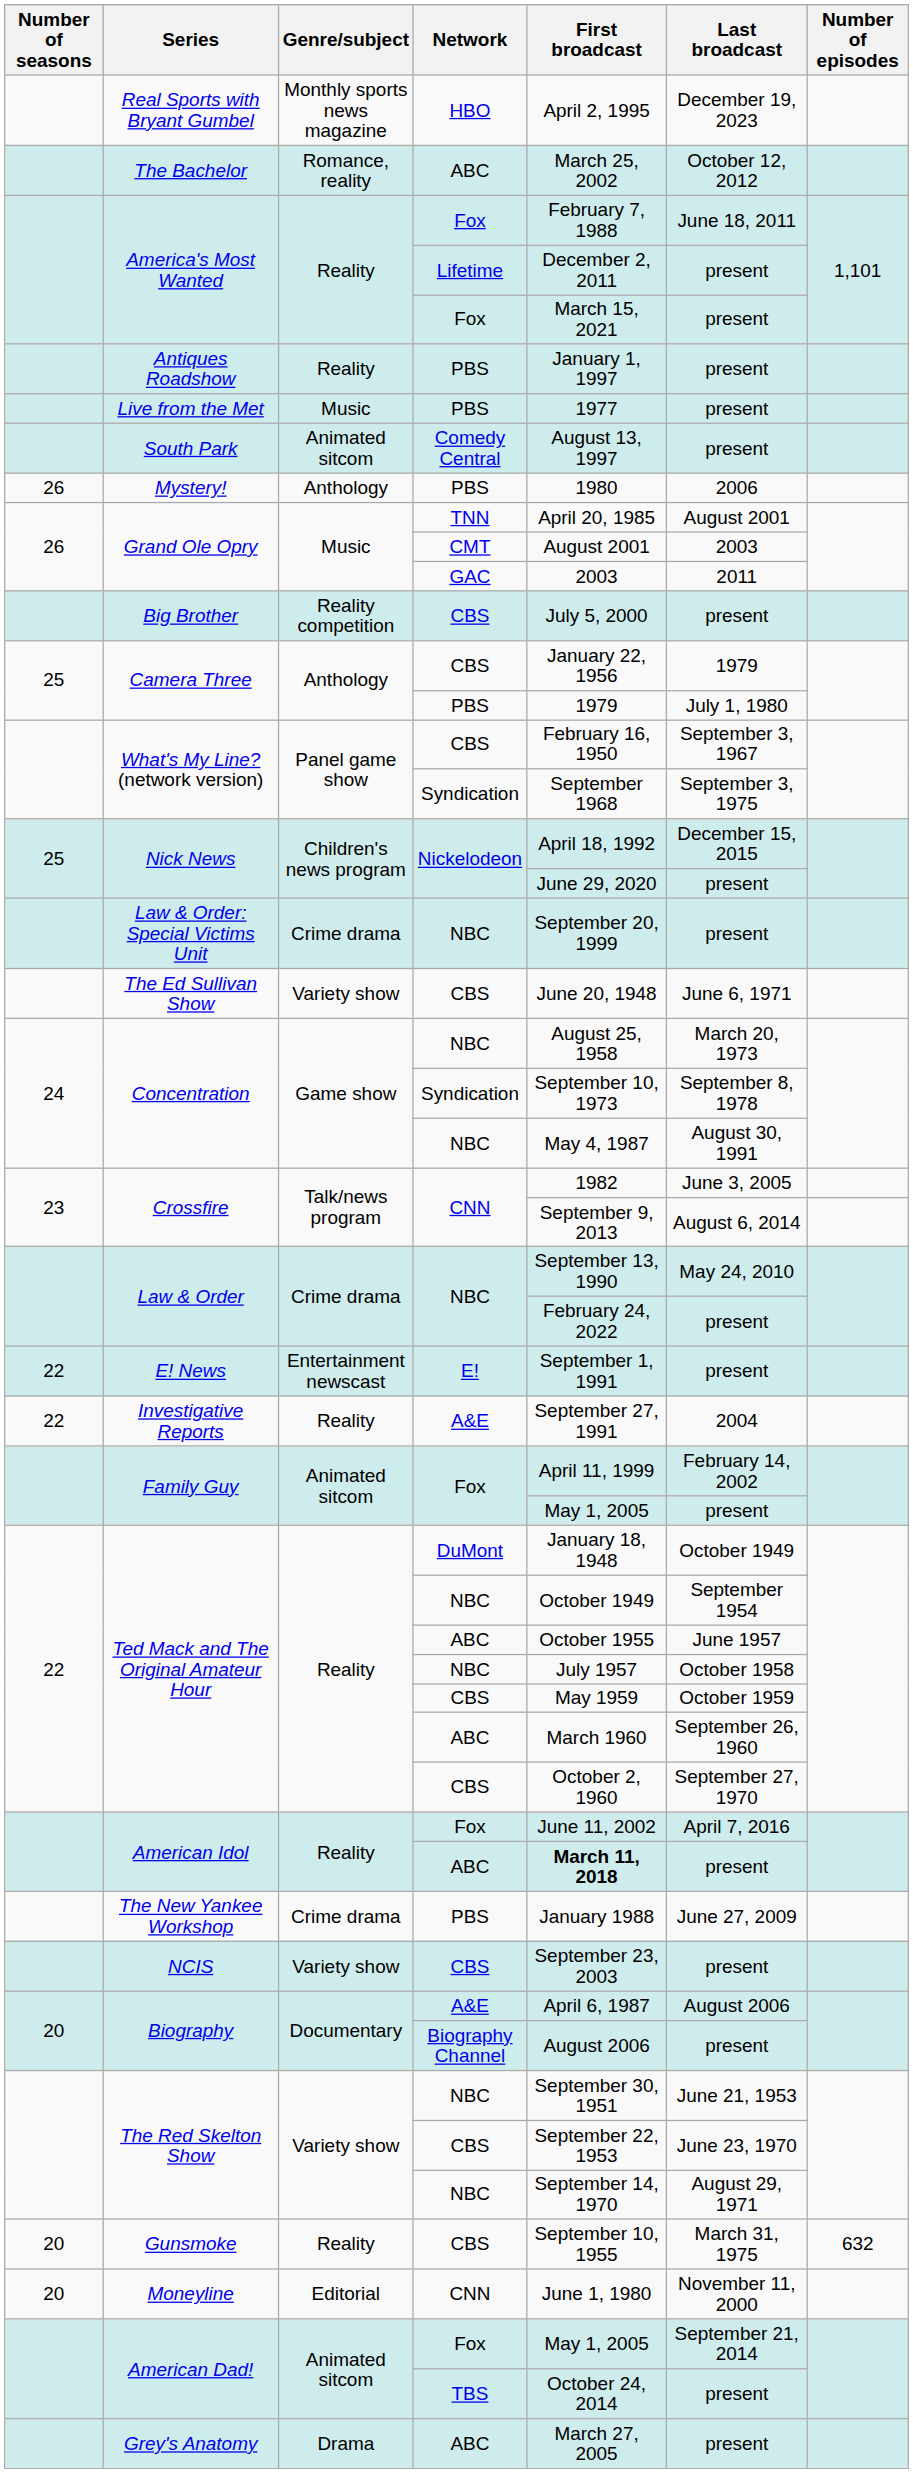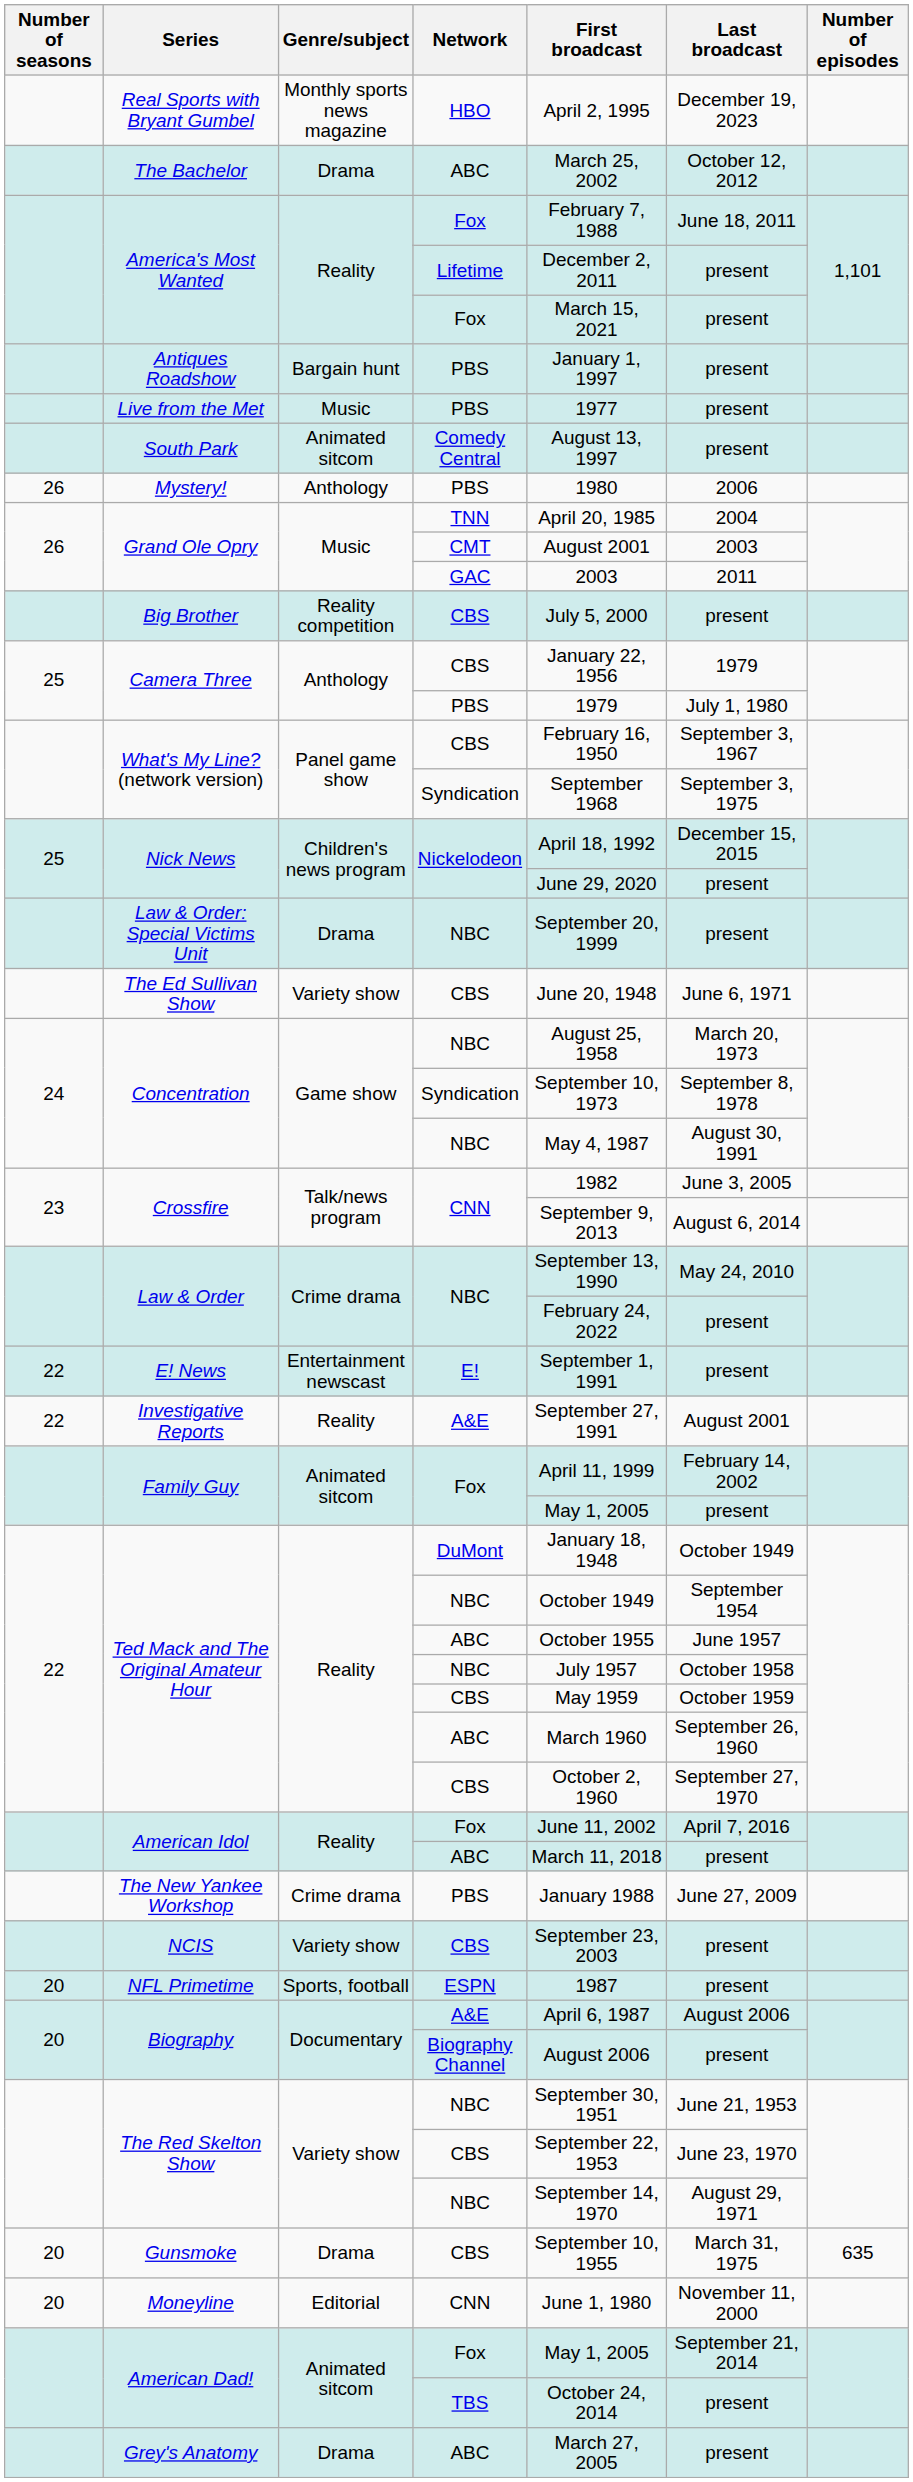(346, 170) Romance, reality -> (346, 170) Drama
(346, 369) Reality -> (346, 369) Bargain hunt
(737, 517) August 2001 -> (737, 517) 2004
(346, 933) Crime drama -> (346, 933) Drama
(737, 1421) 2004 -> (737, 1421) August 2001
(597, 1866) bold -> (597, 1856) normal
+ row: (191, 1985)
(346, 2244) Reality -> (346, 2253) Drama
(858, 2244) 632 -> (858, 2253) 635
